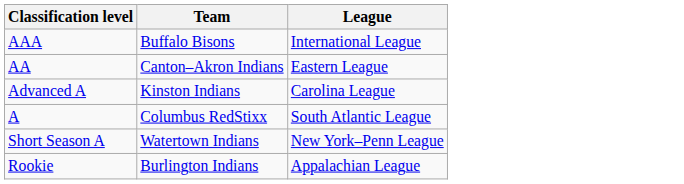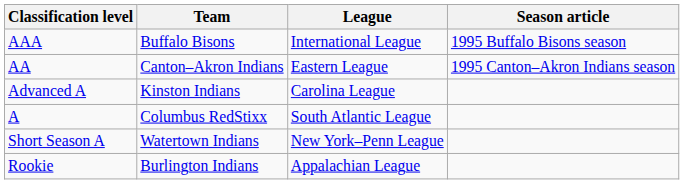+ column: (563, 16)
